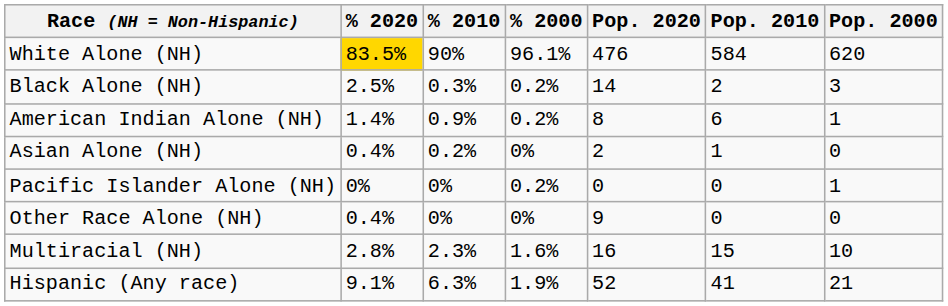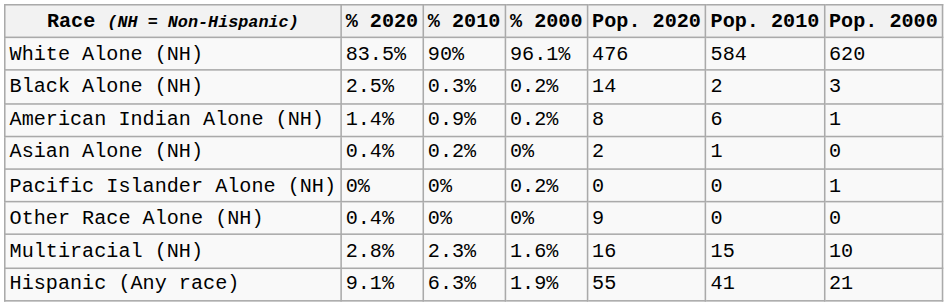(376, 54) gold background -> (376, 54) no background
(604, 284) 52 -> (604, 284) 55
